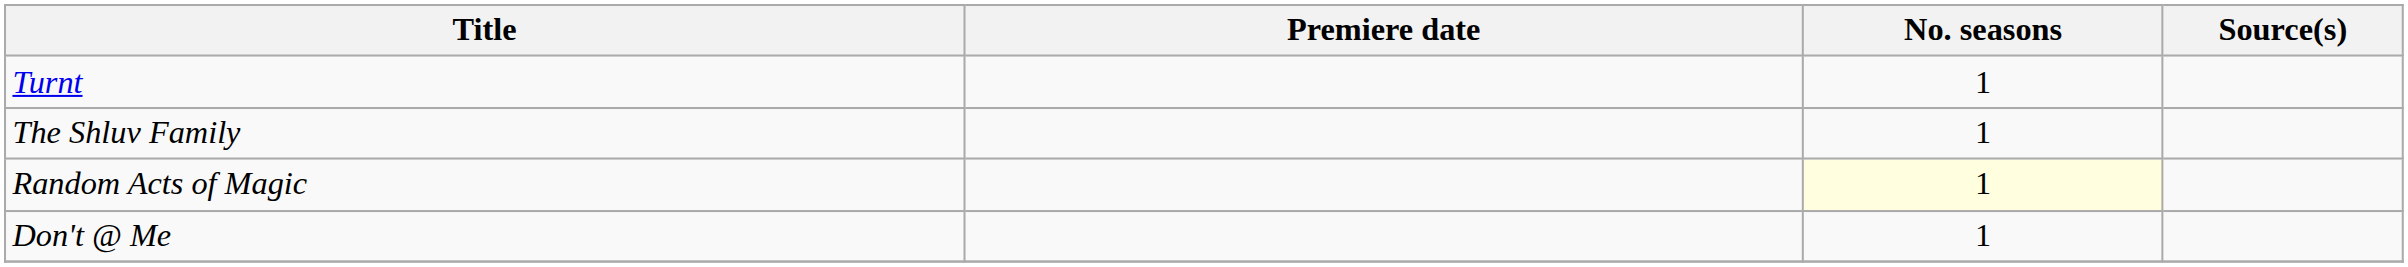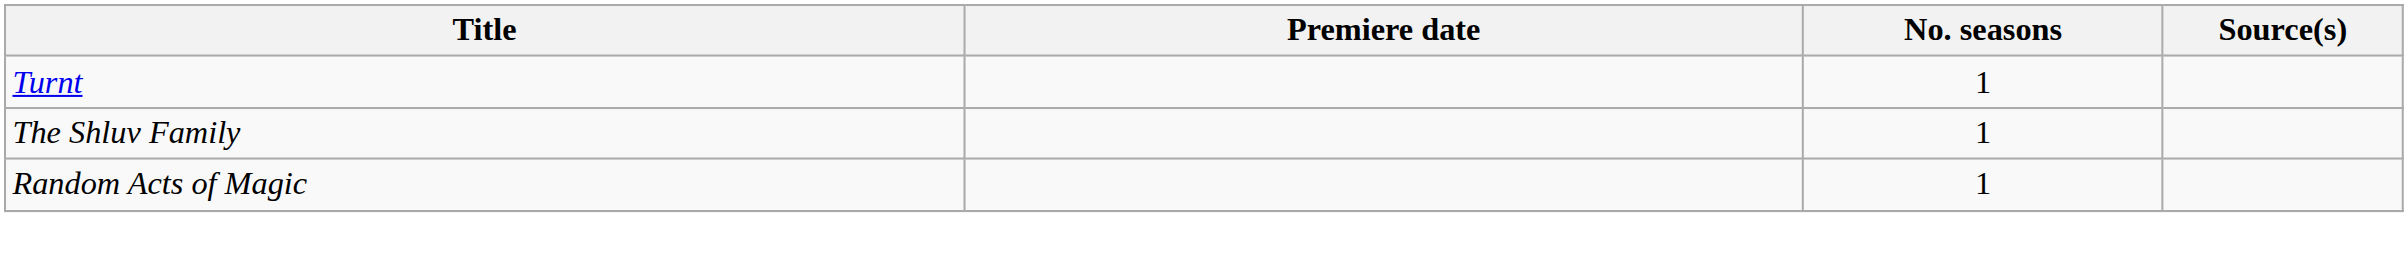(1983, 183) lightyellow background -> (1983, 183) no background
- row: (92, 235)
